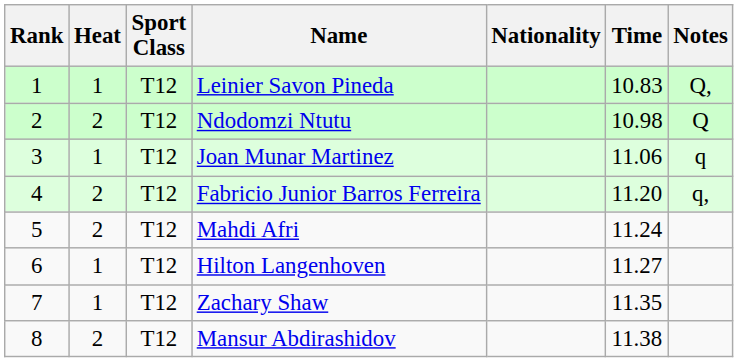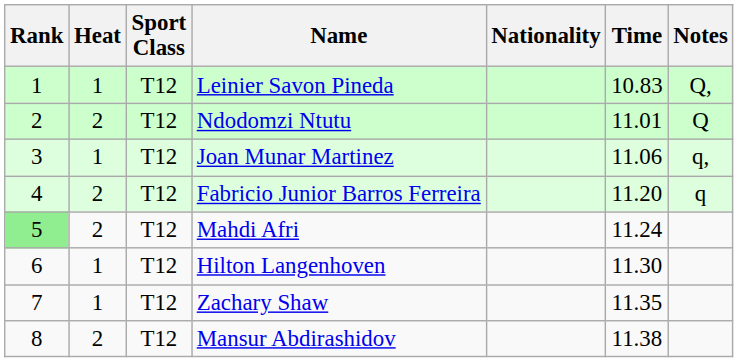(637, 120) 10.98 -> (637, 120) 11.01
(701, 157) q -> (701, 157) q,
(701, 193) q, -> (701, 193) q
(37, 229) no background -> (37, 229) lightgreen background
(637, 266) 11.27 -> (637, 266) 11.30
